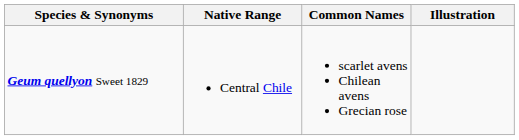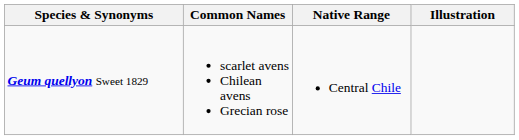columns swapped: (356, 15) <-> (243, 15)
